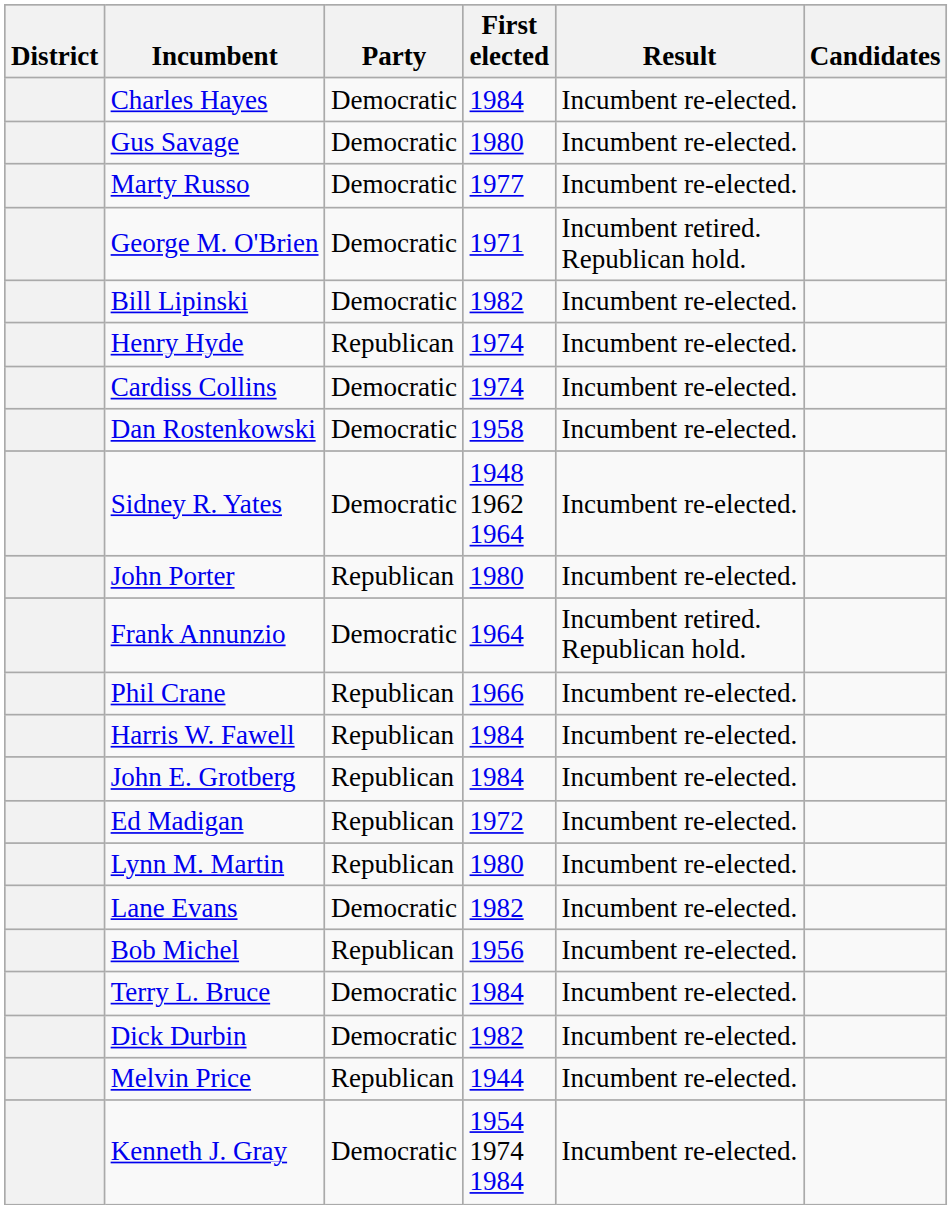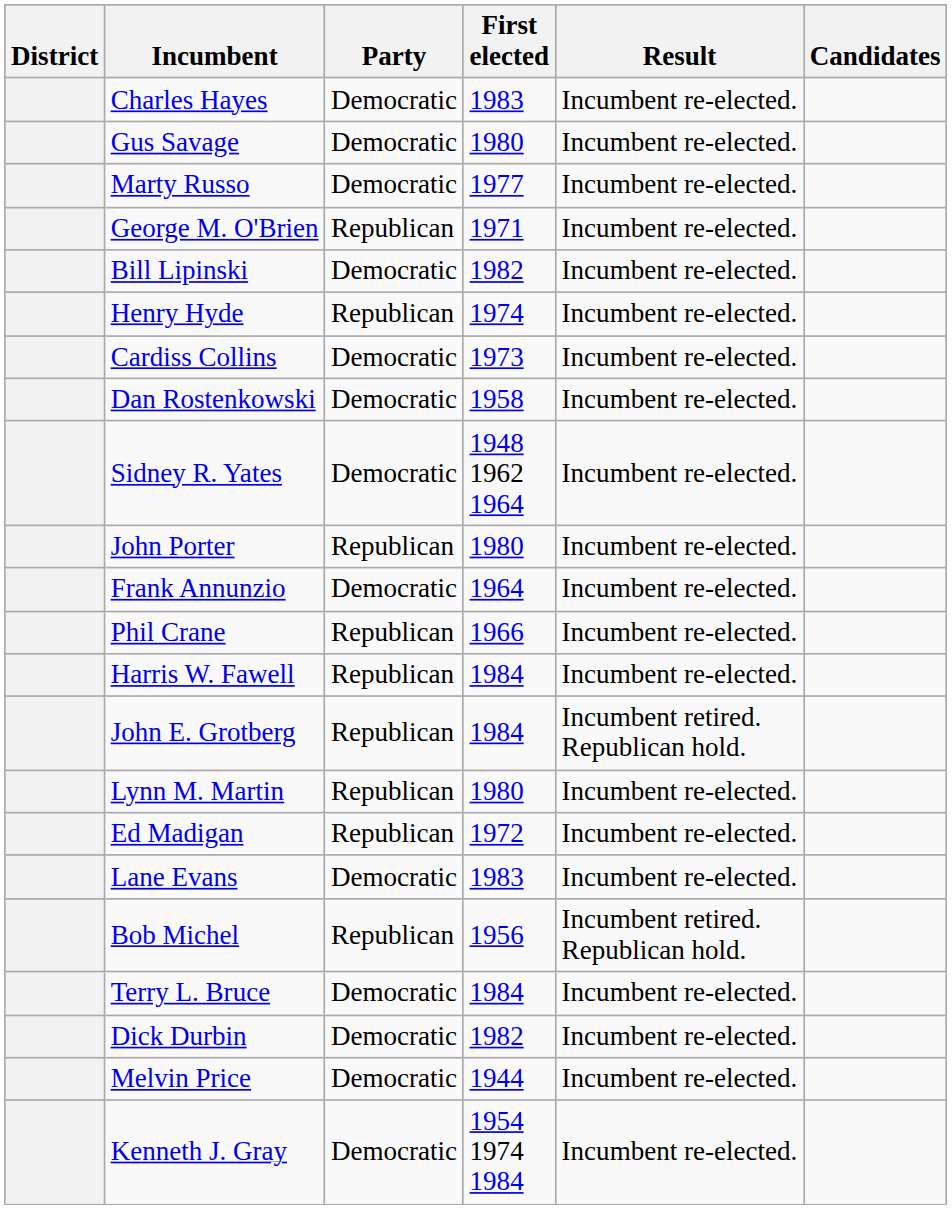(497, 99) 1984 -> (497, 99) 1983
(394, 243) Democratic -> (393, 227) Republican
(661, 243) Incumbent retired. Republican hold. -> (679, 227) Incumbent re-elected.
(497, 386) 1974 -> (497, 356) 1973
(661, 634) Incumbent retired. Republican hold. -> (679, 588) Incumbent re-elected.
(679, 778) Incumbent re-elected. -> (661, 732) Incumbent retired. Republican hold.
rows swapped: (177, 821) <-> (197, 864)
(497, 907) 1982 -> (497, 876) 1983
(679, 949) Incumbent re-elected. -> (661, 934) Incumbent retired. Republican hold.
(393, 1078) Republican -> (394, 1078) Democratic
